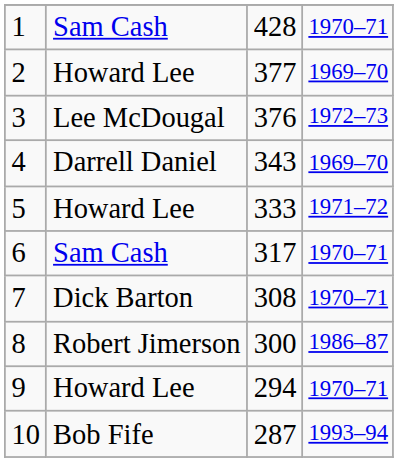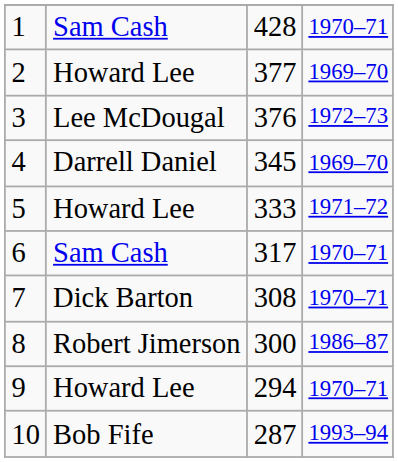(275, 162) 343 -> (275, 162) 345
